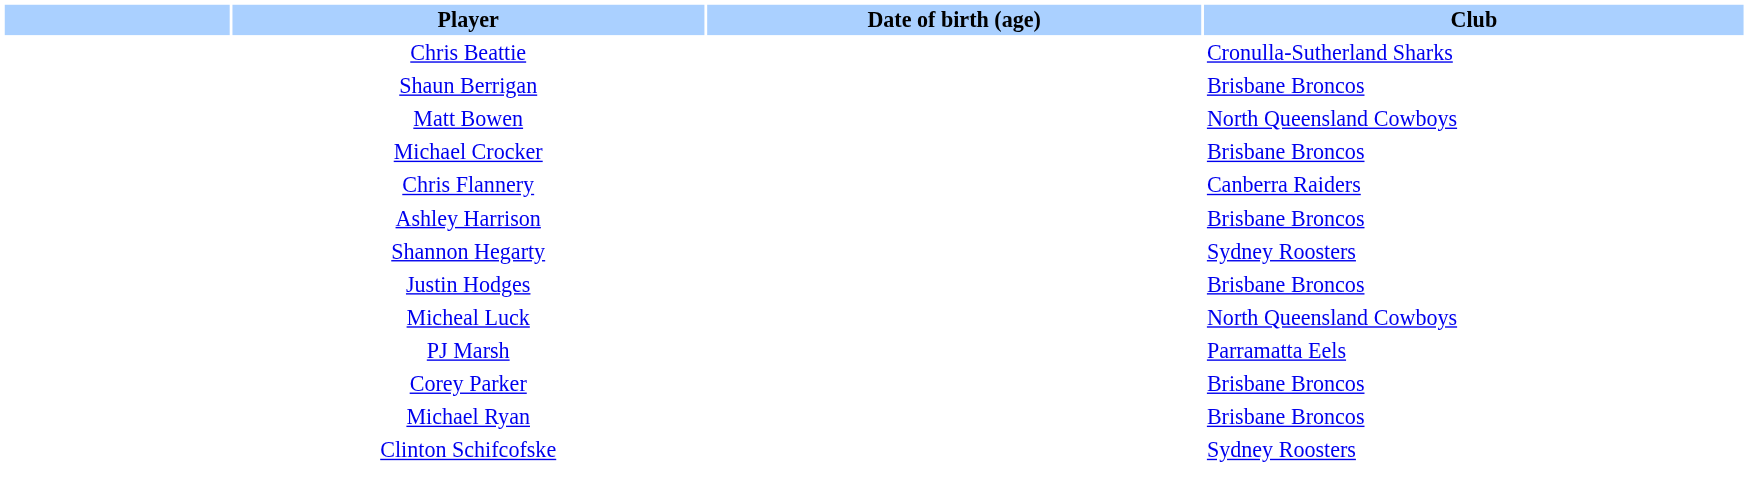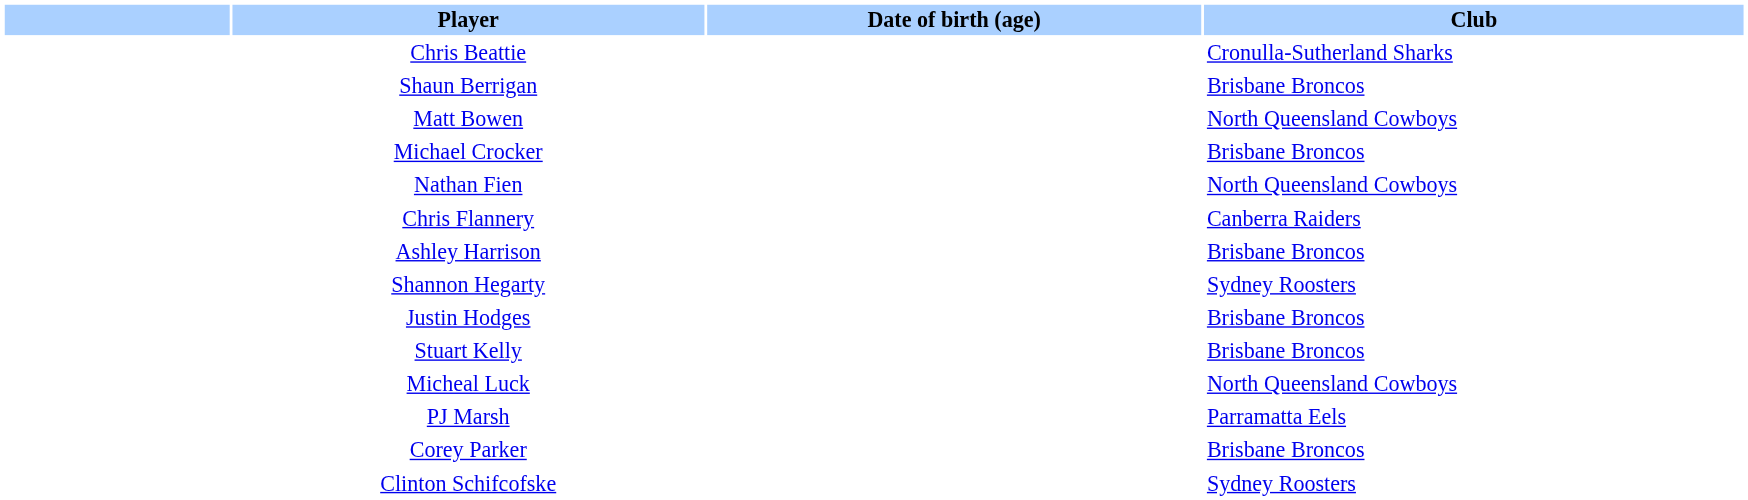+ row: (468, 185)
+ row: (468, 350)
- row: (468, 417)
